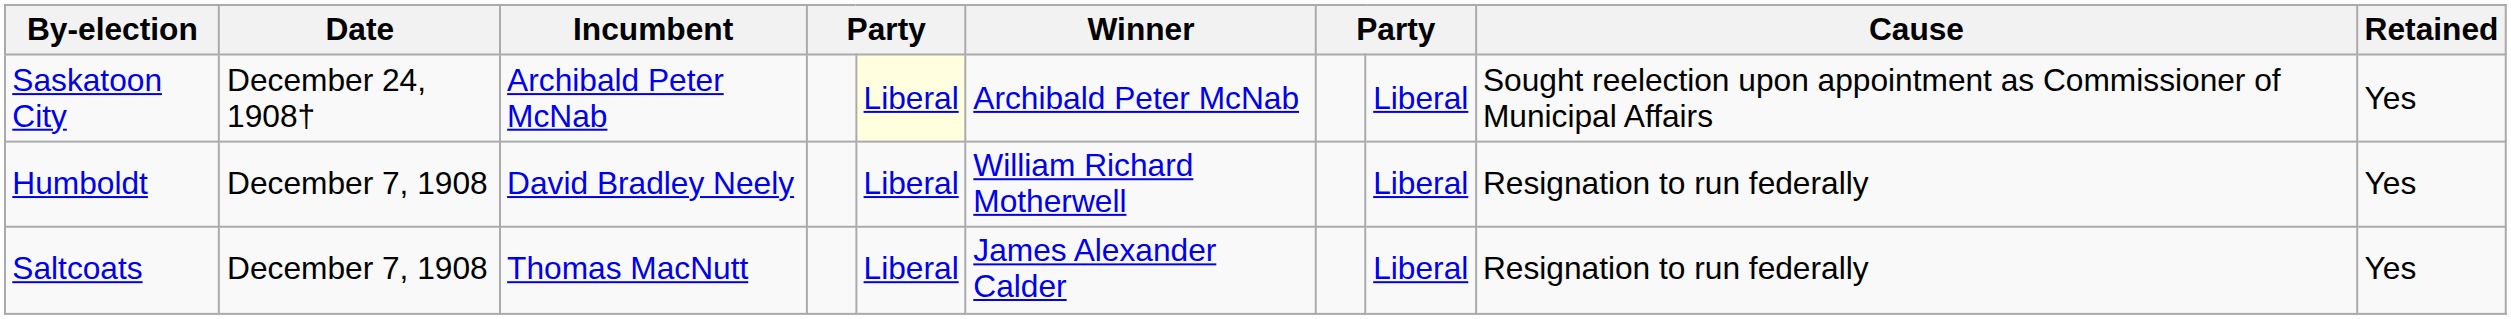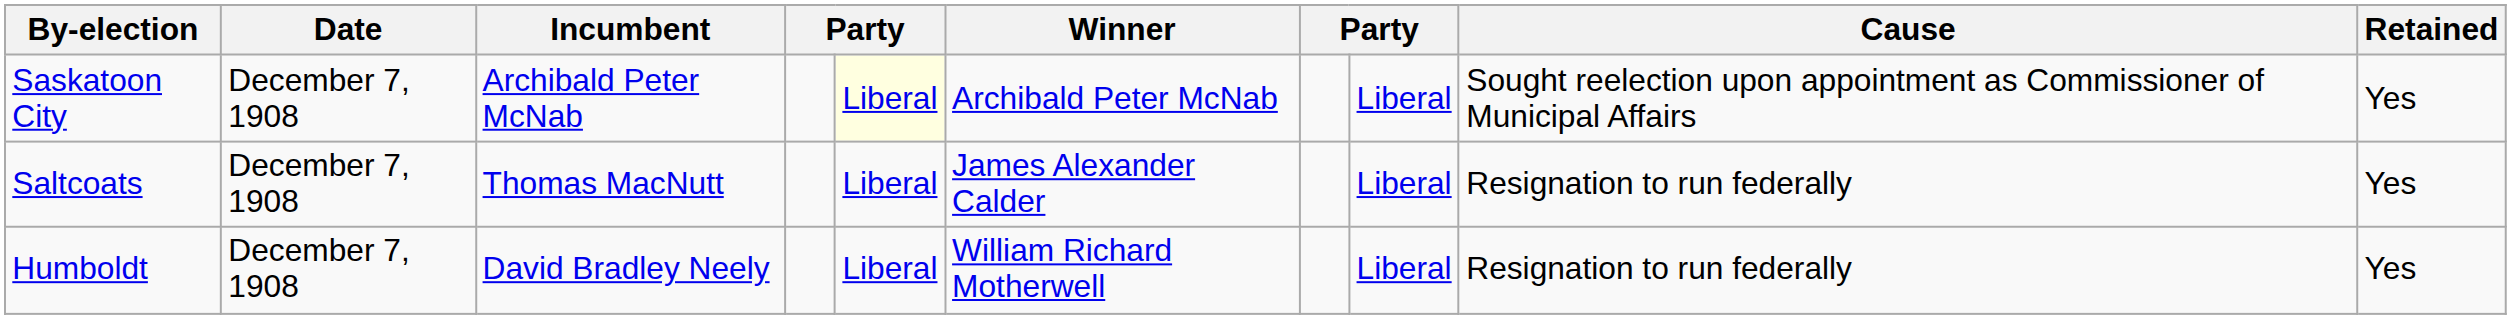(327, 97) December 24, 1908† -> (319, 97) December 7, 1908
rows swapped: (77, 269) <-> (80, 183)
